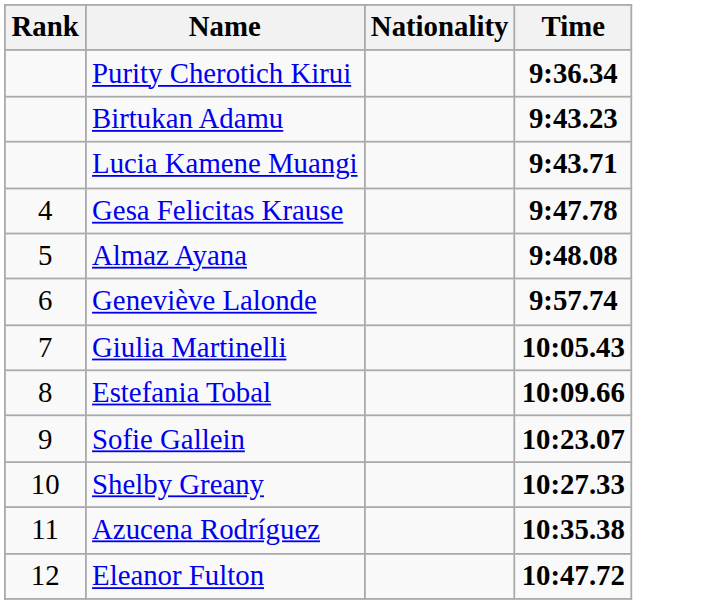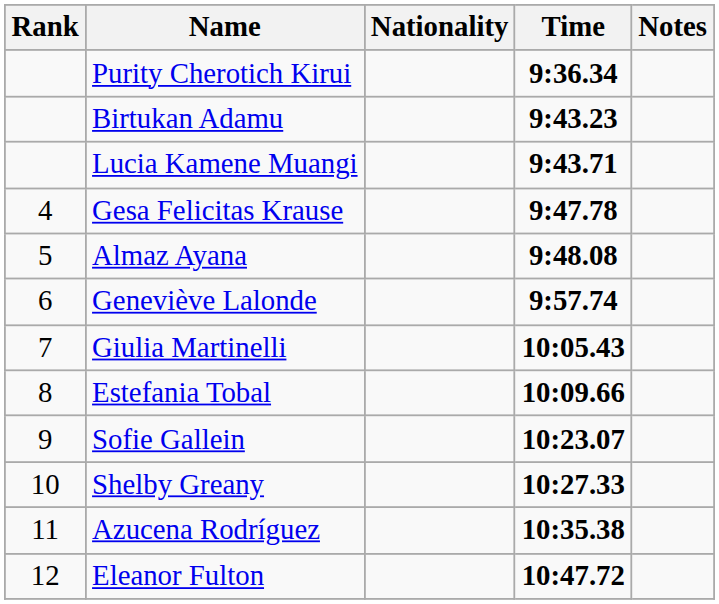+ column: (673, 27)
